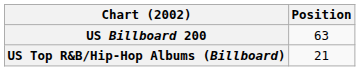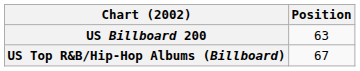(321, 55) 21 -> (321, 55) 67
